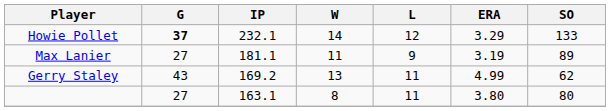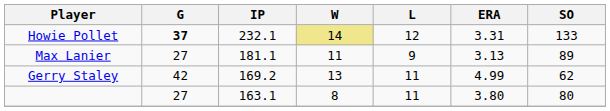(335, 35) no background -> (335, 35) khaki background
(489, 35) 3.29 -> (489, 35) 3.31
(489, 55) 3.19 -> (489, 55) 3.13
(180, 76) 43 -> (180, 76) 42
